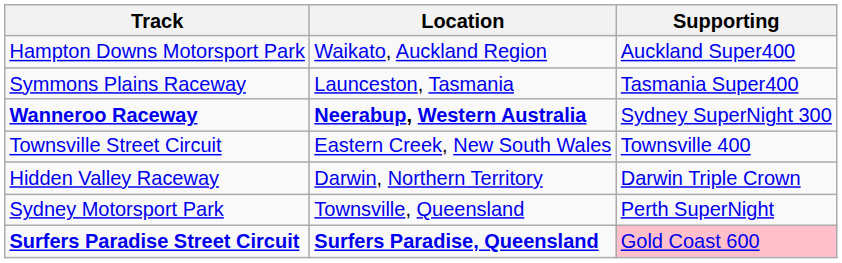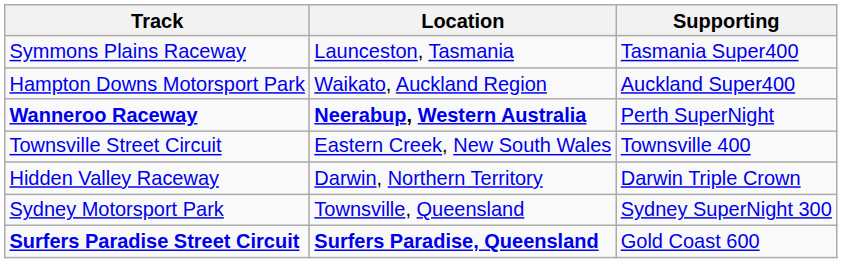rows swapped: (128, 83) <-> (157, 52)
(726, 115) Sydney SuperNight 300 -> (697, 115) Perth SuperNight
(697, 209) Perth SuperNight -> (726, 209) Sydney SuperNight 300
(690, 241) pink background -> (690, 241) no background
